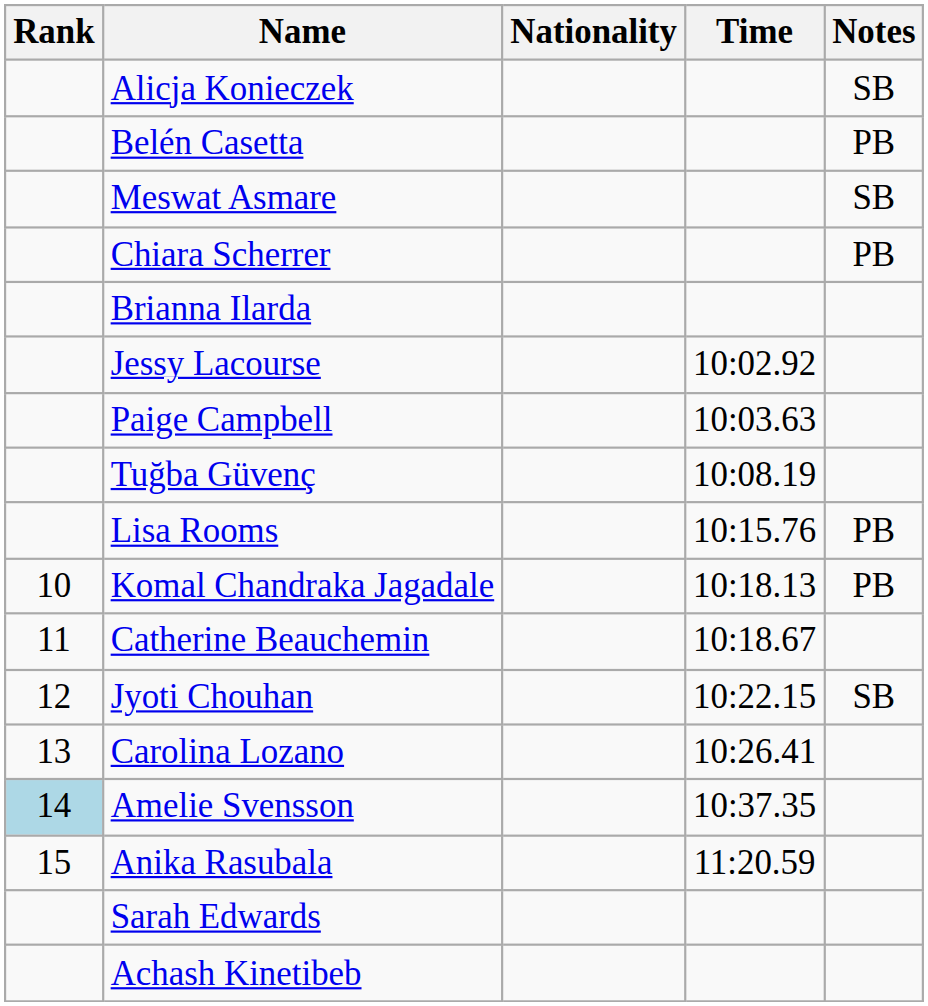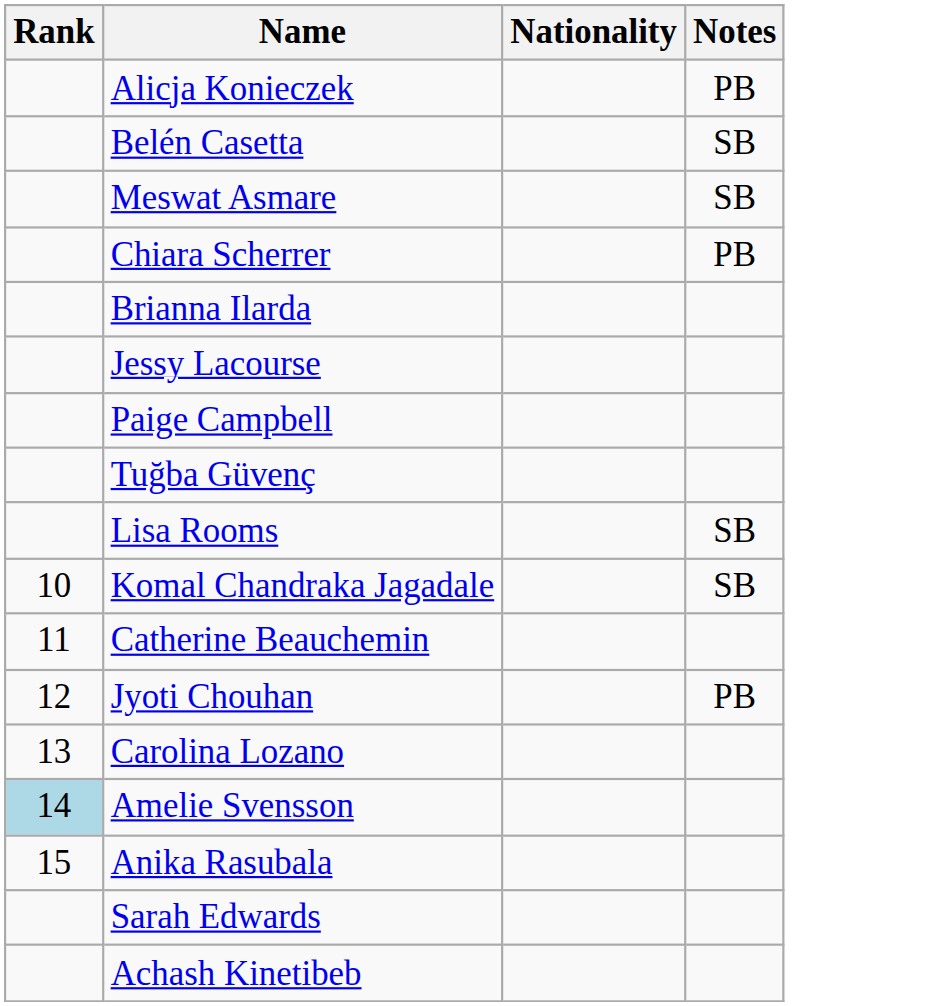- column: (755, 32)
(874, 87) SB -> (735, 87) PB
(874, 142) PB -> (735, 142) SB
(874, 530) PB -> (735, 530) SB
(874, 585) PB -> (735, 585) SB
(874, 695) SB -> (735, 695) PB
